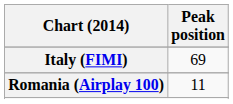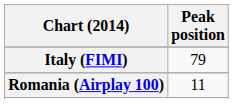(198, 60) 69 -> (198, 60) 79
